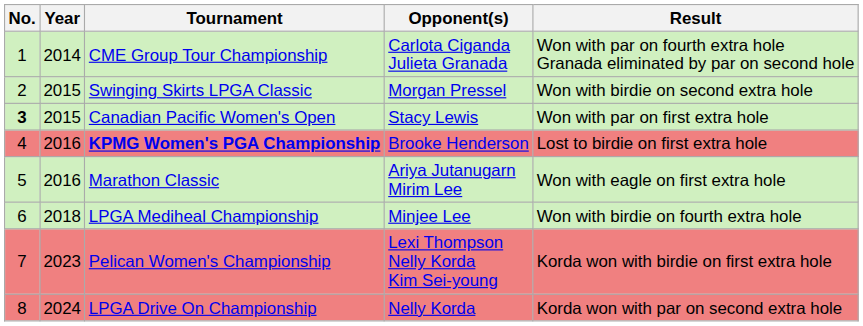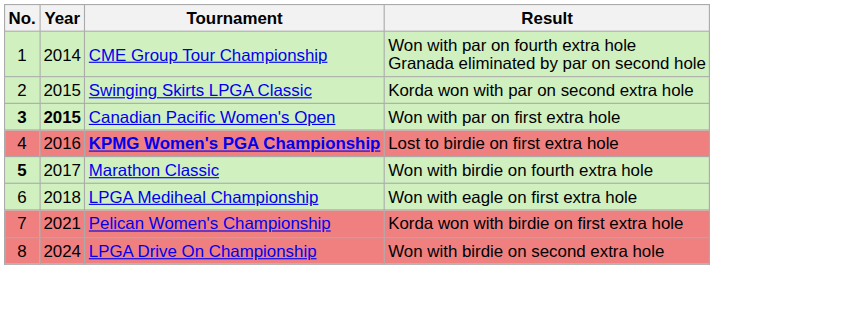- column: (459, 18)
(675, 90) Won with birdie on second extra hole -> (541, 90) Korda won with par on second extra hole
(62, 117) normal -> (62, 117) bold
(22, 180) normal -> (22, 171) bold
(62, 180) 2016 -> (62, 171) 2017
(661, 180) Won with eagle on first extra hole -> (521, 171) Won with birdie on fourth extra hole
(669, 216) Won with birdie on fourth extra hole -> (513, 197) Won with eagle on first extra hole
(62, 262) 2023 -> (62, 224) 2021
(689, 307) Korda won with par on second extra hole -> (526, 251) Won with birdie on second extra hole
